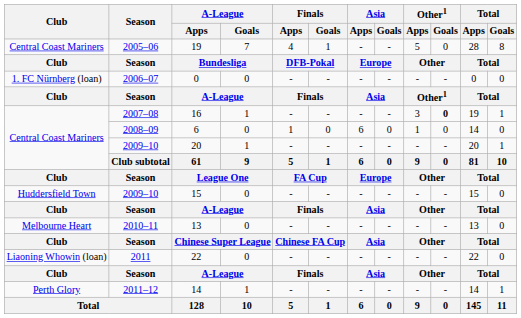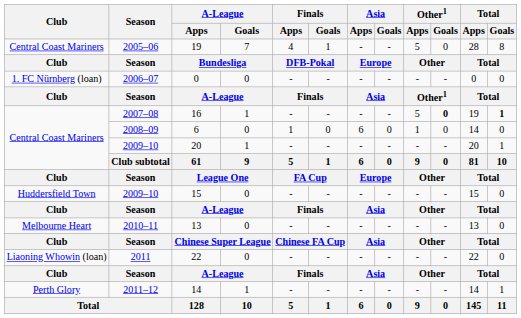(417, 113) 3 -> (417, 113) 5
(502, 113) normal -> (502, 113) bold
